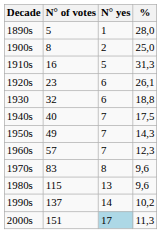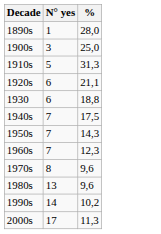- column: (71, 13)
(104, 47) 2 -> (48, 47) 3
(145, 82) 26,1 -> (90, 82) 21,1
(106, 220) lightblue background -> (51, 220) no background
